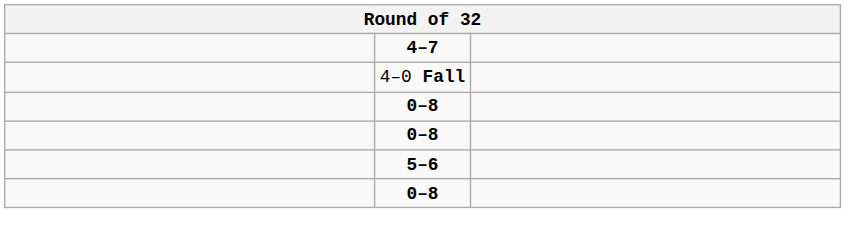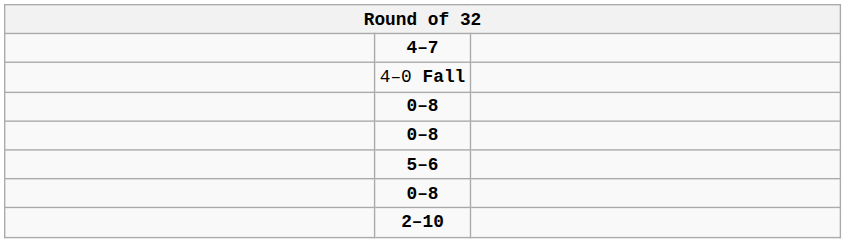+ row: (189, 222)
